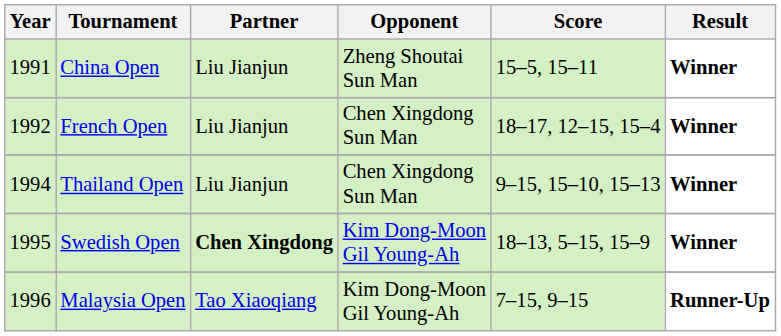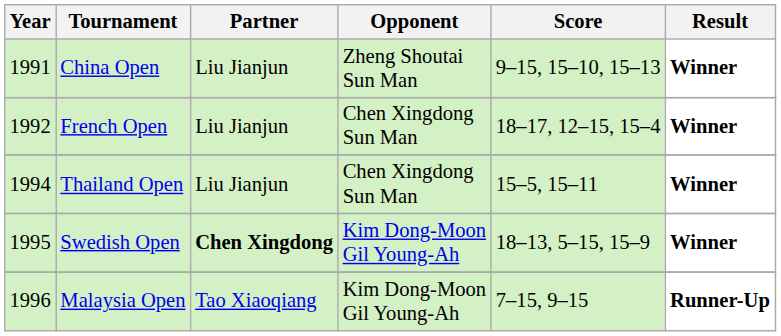(547, 67) 15–5, 15–11 -> (578, 67) 9–15, 15–10, 15–13
(578, 184) 9–15, 15–10, 15–13 -> (547, 184) 15–5, 15–11
